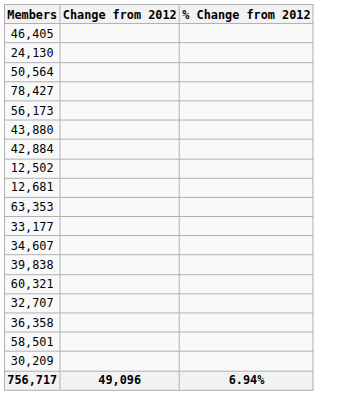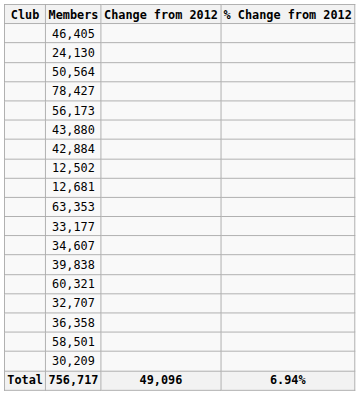+ column: (25, 14)
